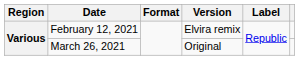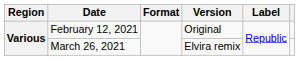(212, 30) Elvira remix -> (203, 30) Original
(203, 47) Original -> (212, 47) Elvira remix
